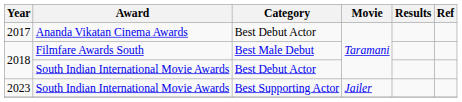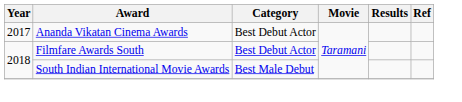(274, 50) Best Male Debut -> (275, 50) Best Debut Actor
(275, 69) Best Debut Actor -> (274, 69) Best Male Debut
- row: (19, 87)
